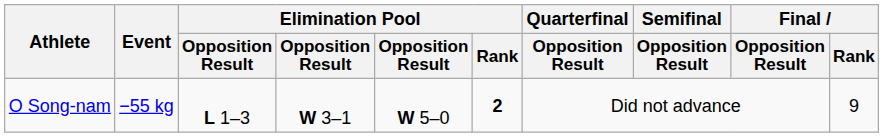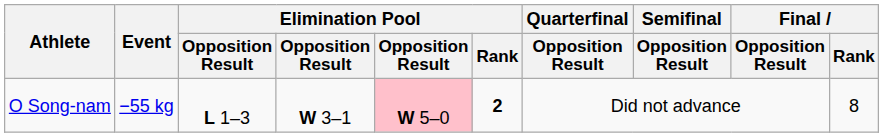(423, 118) no background -> (423, 118) pink background
(854, 106) 9 -> (854, 106) 8
